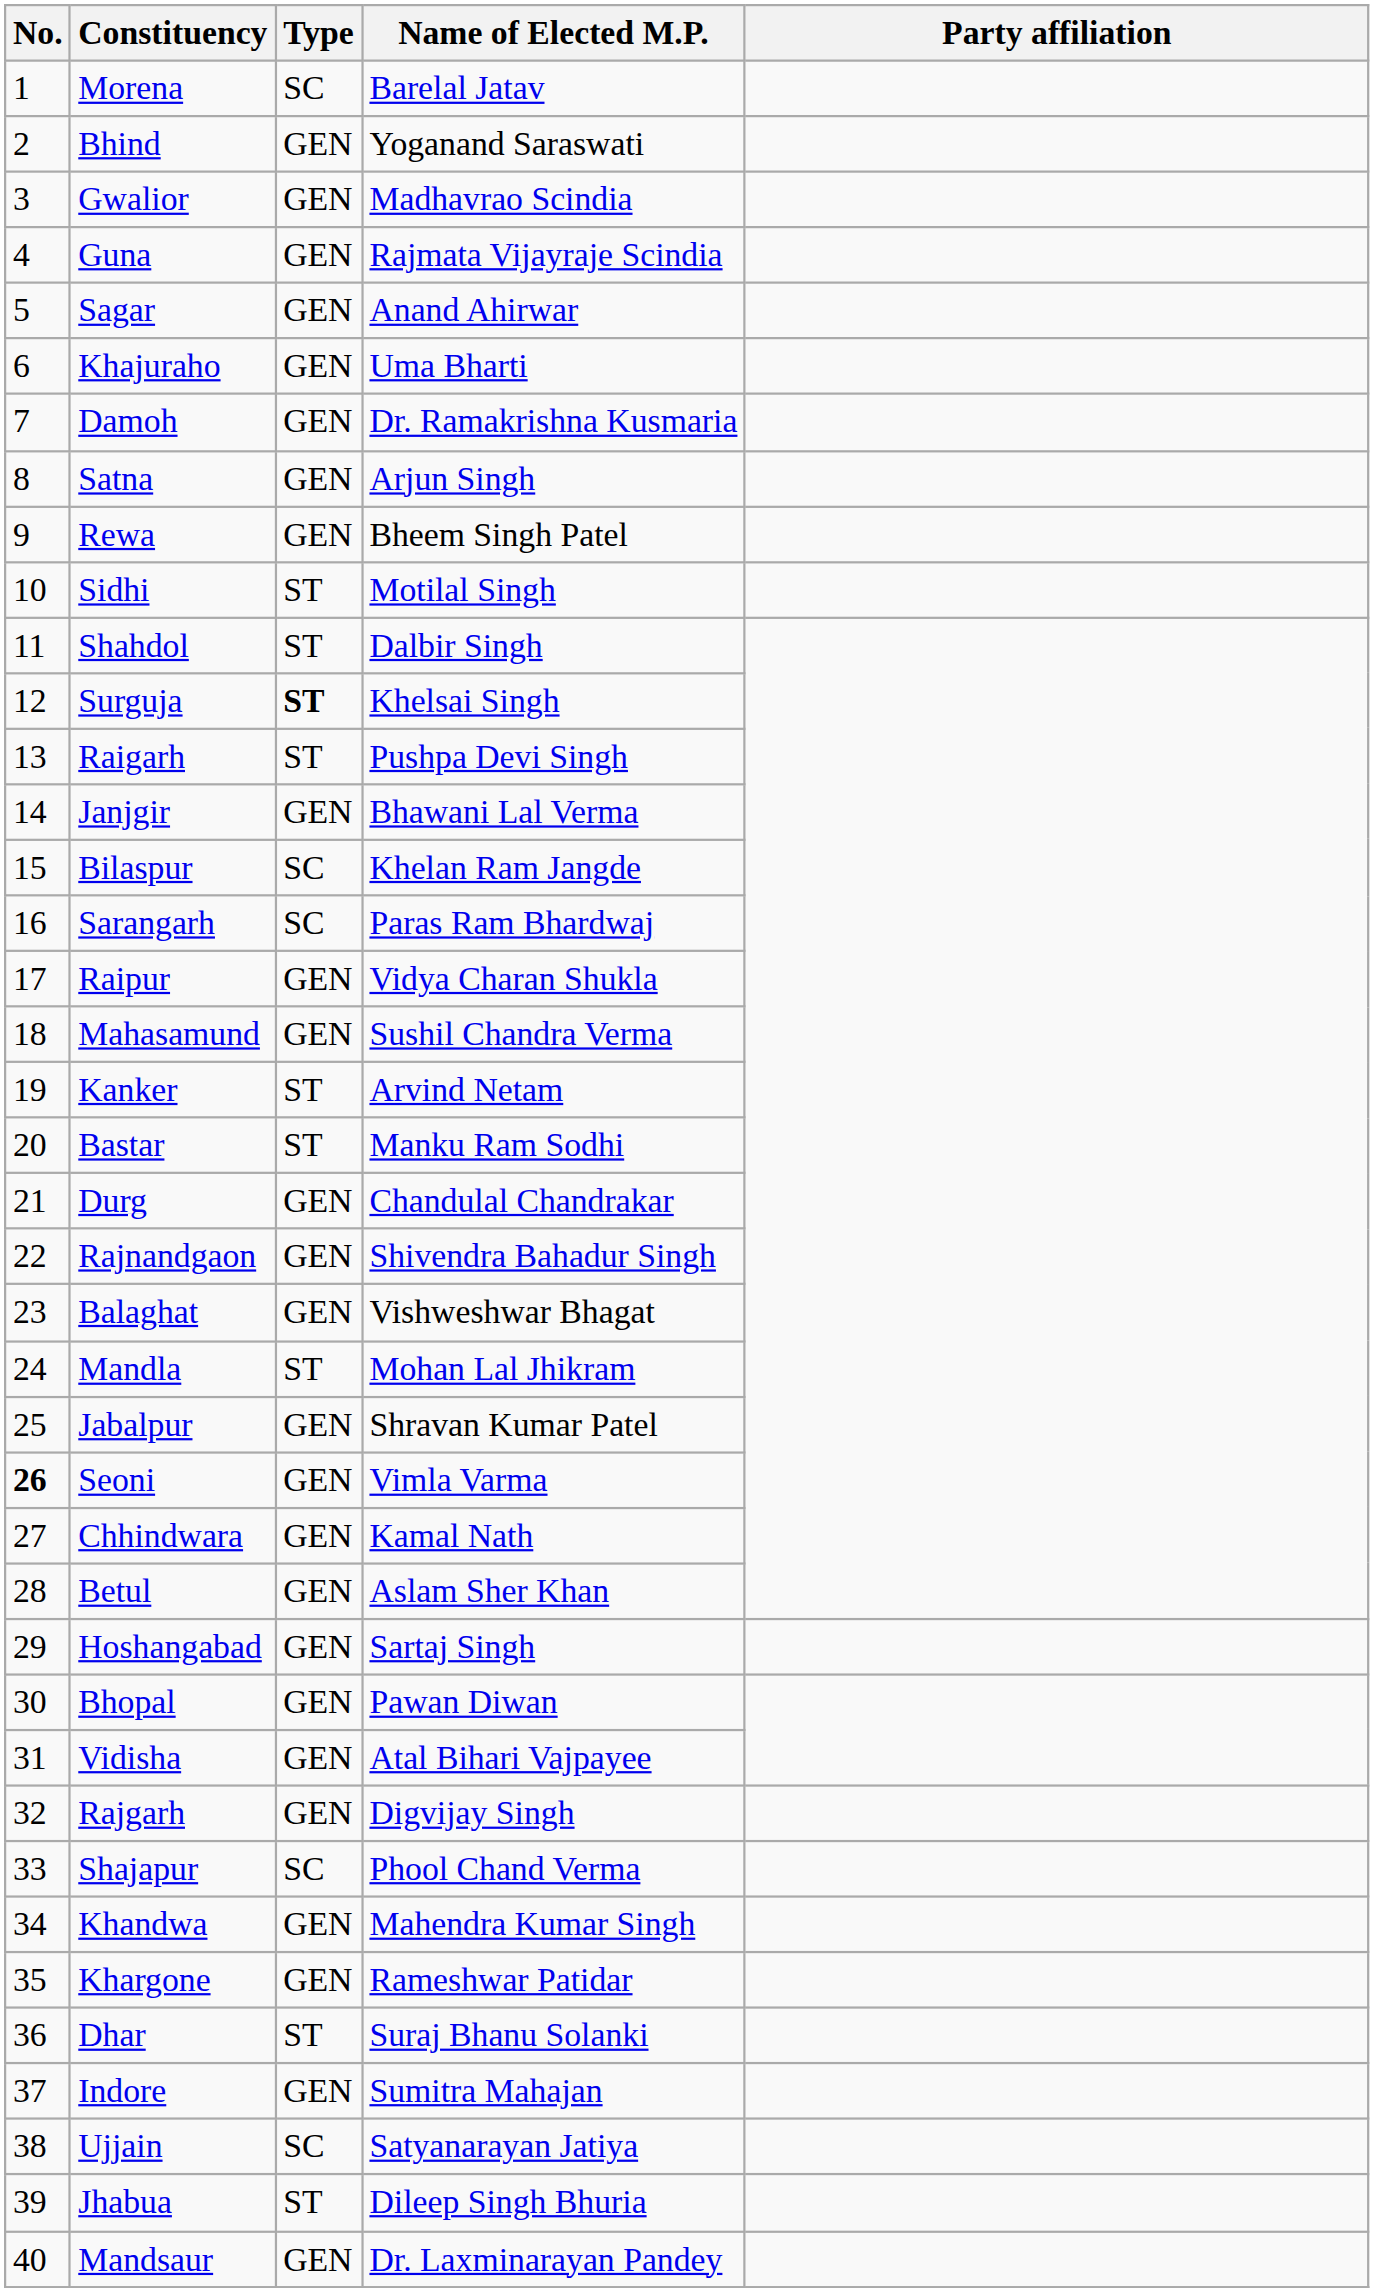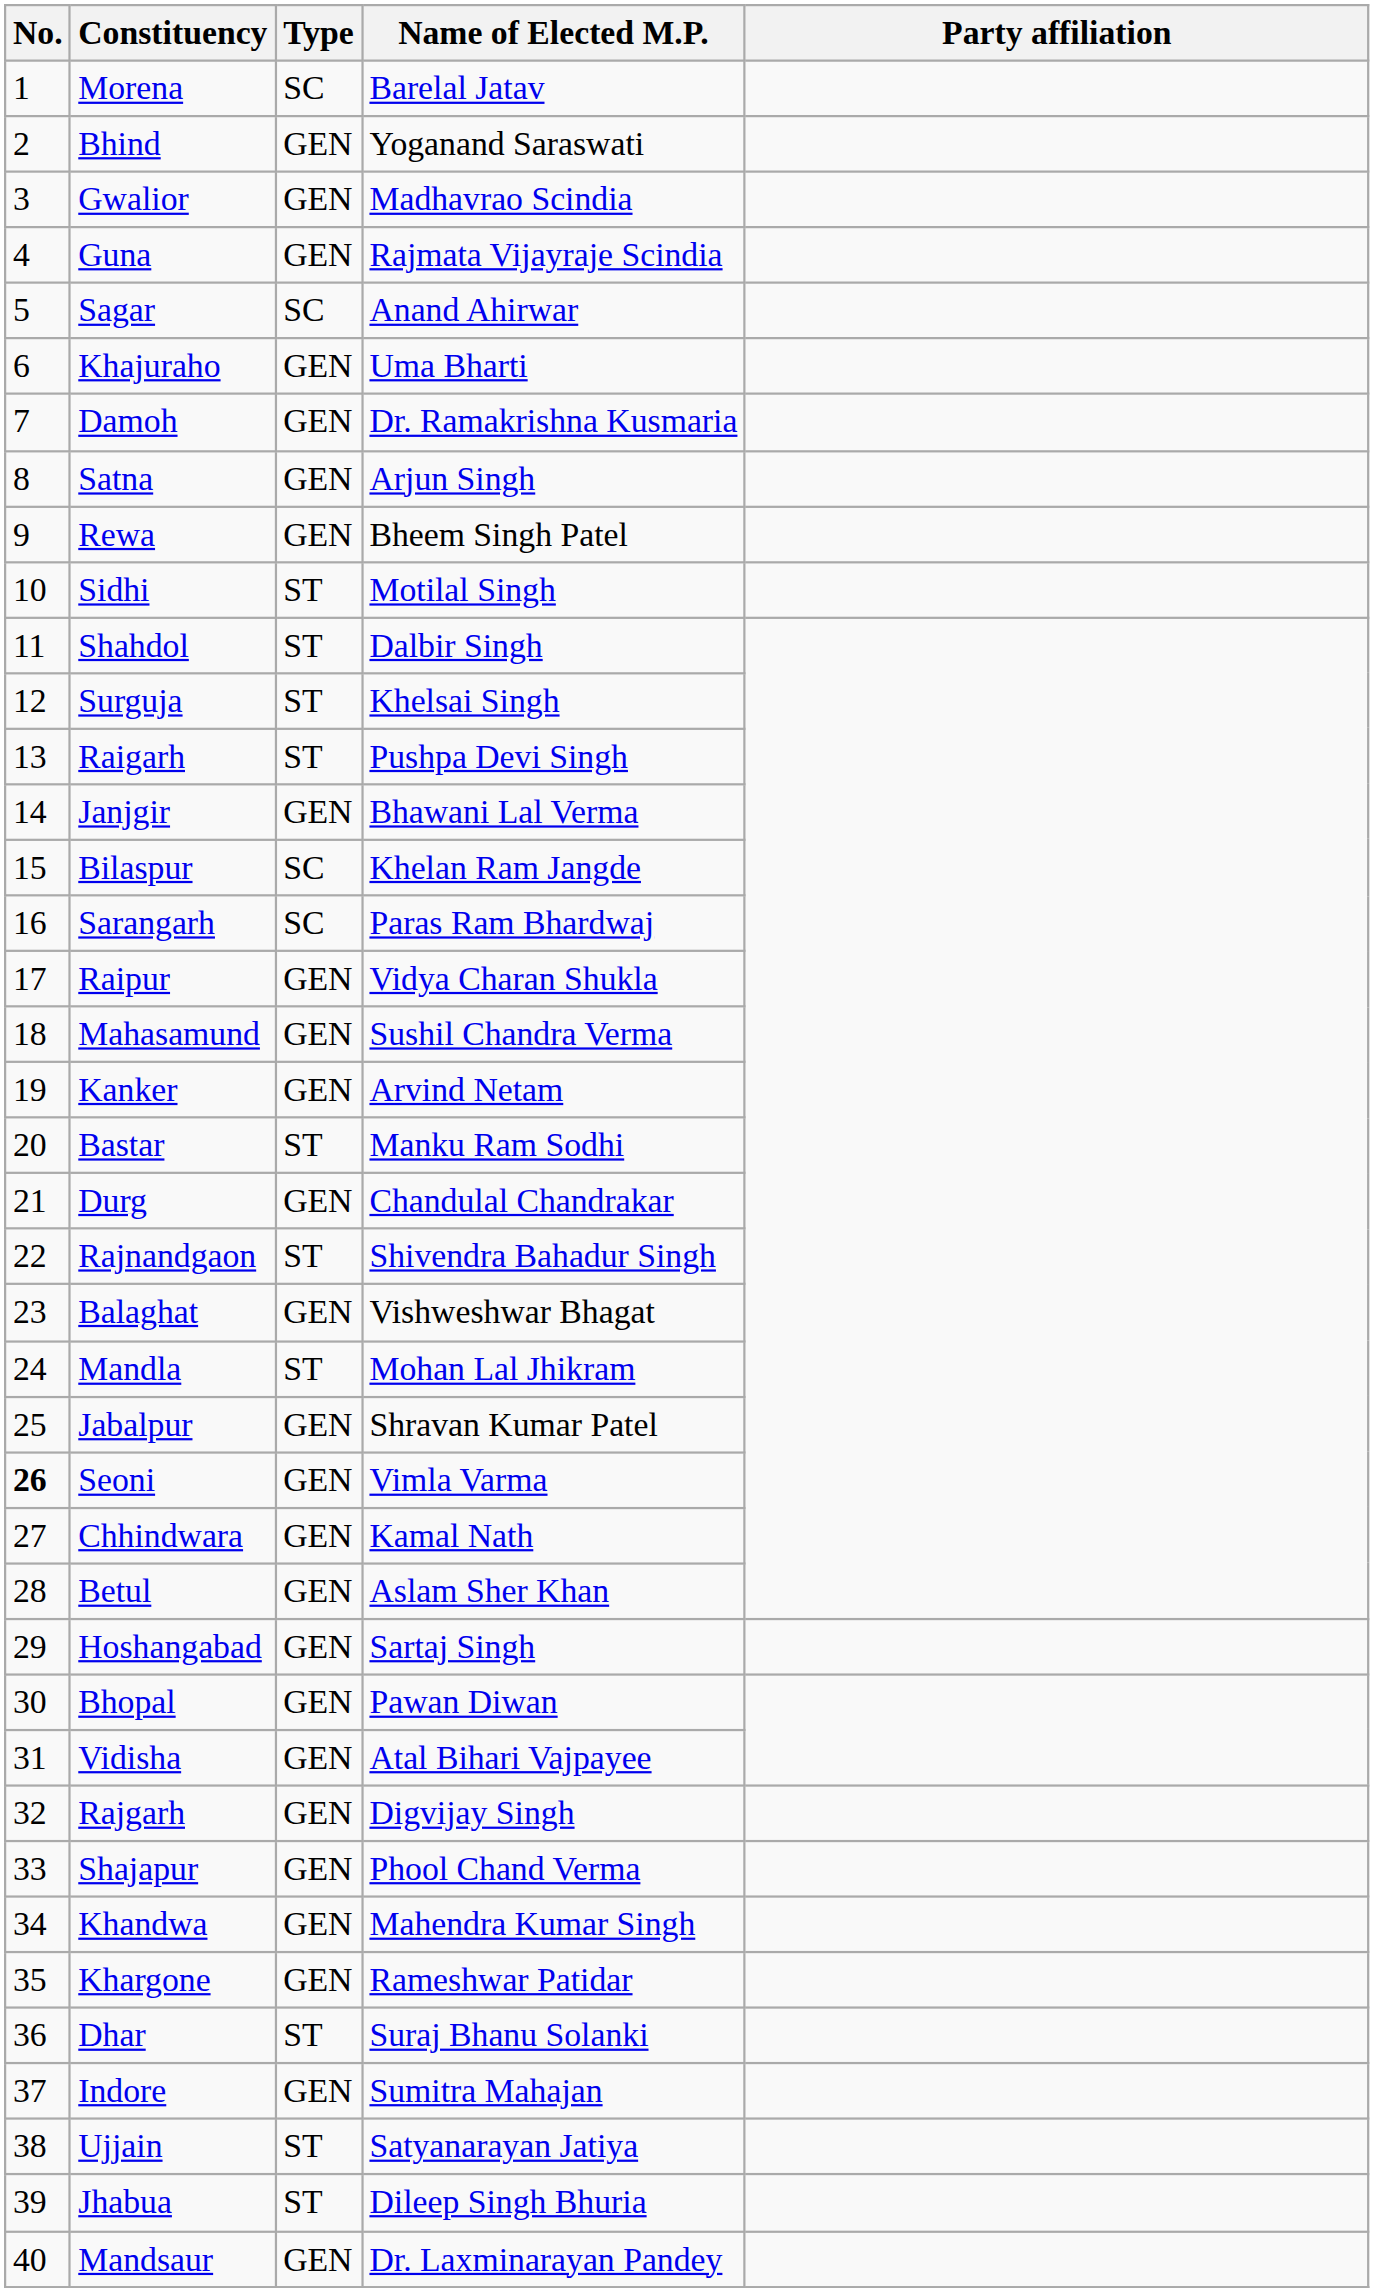(318, 310) GEN -> (304, 310) SC
(304, 700) bold -> (303, 700) normal
(303, 1089) ST -> (318, 1089) GEN
(318, 1256) GEN -> (303, 1256) ST
(304, 1868) SC -> (318, 1868) GEN
(304, 2146) SC -> (303, 2146) ST
